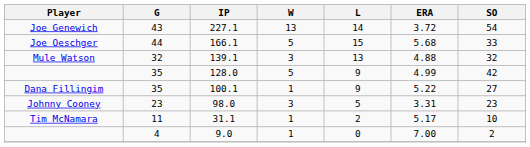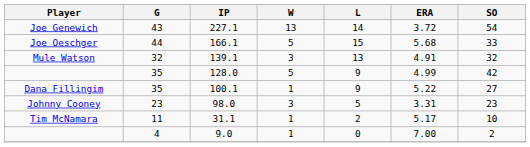(425, 58) 4.88 -> (425, 58) 4.91
